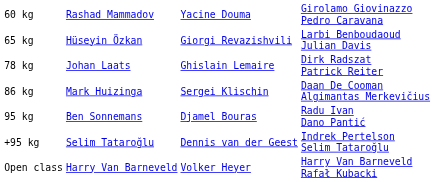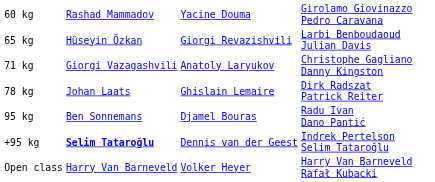+ row: (19, 66)
- row: (19, 91)
(110, 142) normal -> (110, 142) bold
